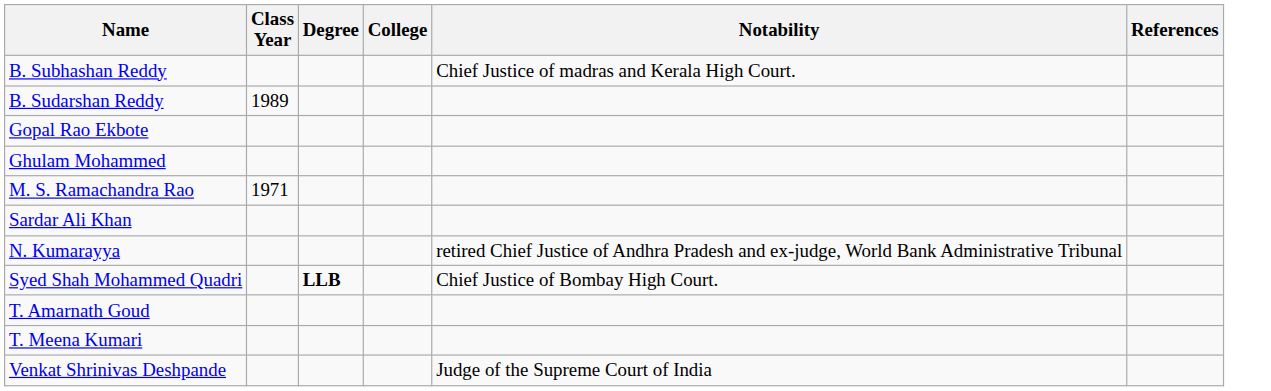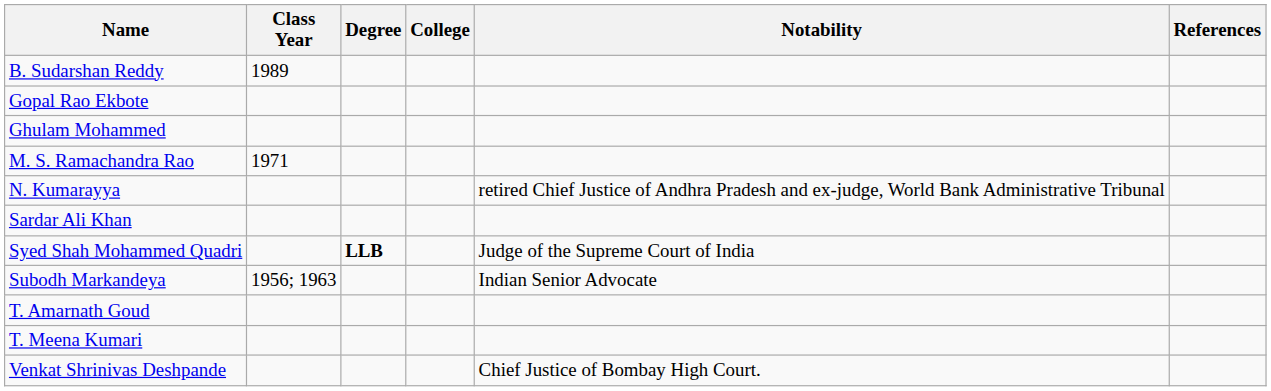- row: (88, 70)
rows swapped: (65, 250) <-> (70, 220)
(577, 280) Chief Justice of Bombay High Court. -> (617, 250) Judge of the Supreme Court of India
+ row: (87, 280)
(574, 370) Judge of the Supreme Court of India -> (620, 370) Chief Justice of Bombay High Court.
